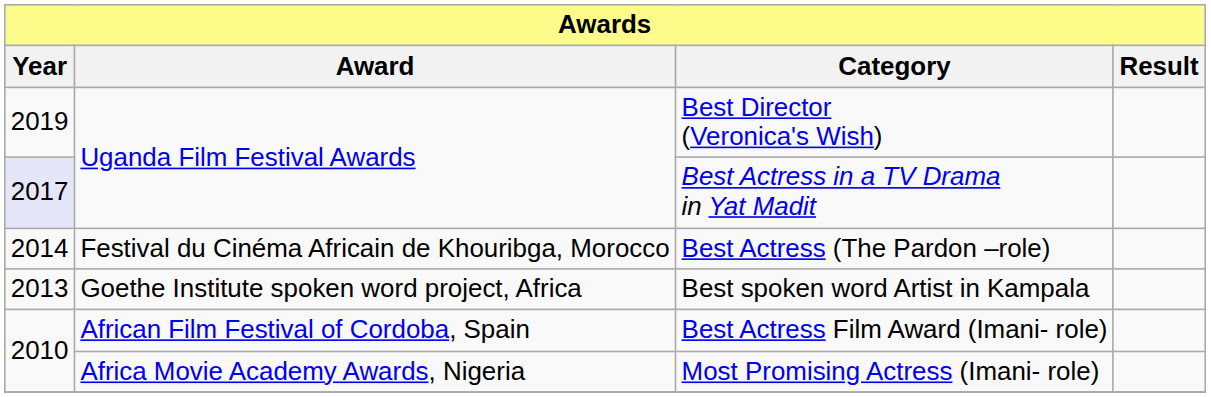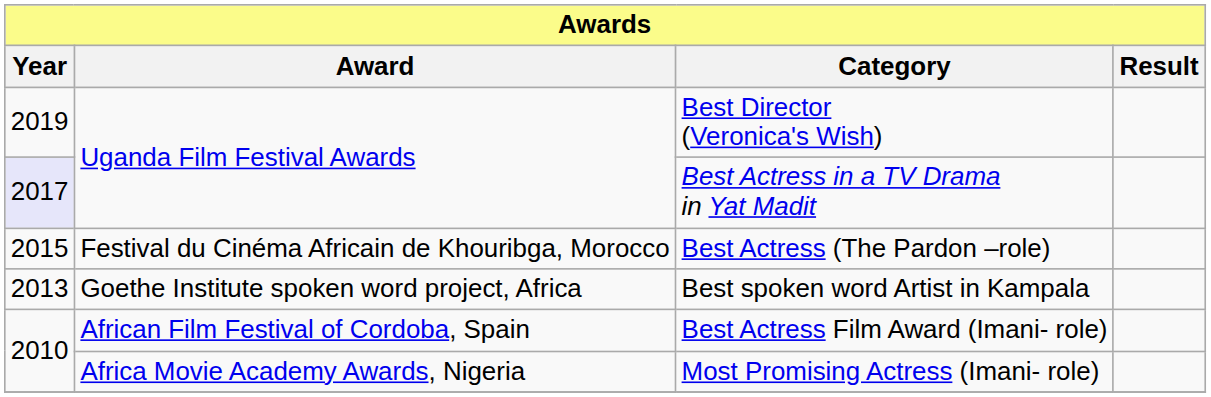(40, 247) 2014 -> (40, 247) 2015
